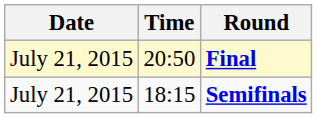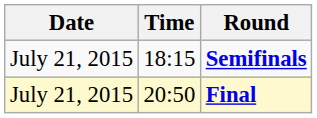rows swapped: (256, 94) <-> (231, 58)
